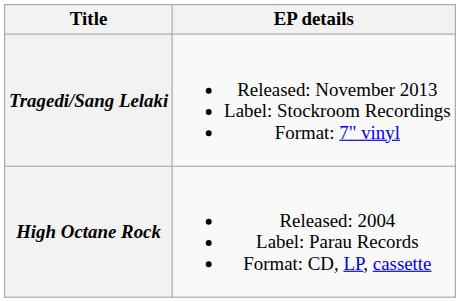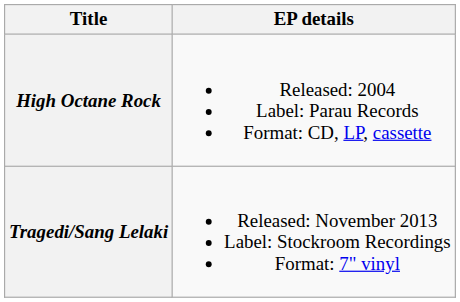rows swapped: (89, 231) <-> (89, 100)
